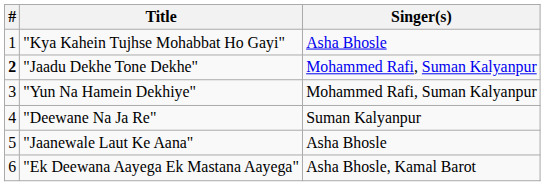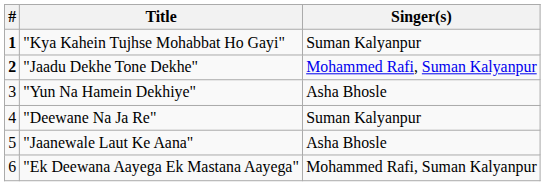(12, 42) normal -> (12, 42) bold
(346, 42) Asha Bhosle -> (364, 42) Suman Kalyanpur
(421, 92) Mohammed Rafi, Suman Kalyanpur -> (346, 92) Asha Bhosle
(391, 167) Asha Bhosle, Kamal Barot -> (421, 167) Mohammed Rafi, Suman Kalyanpur
